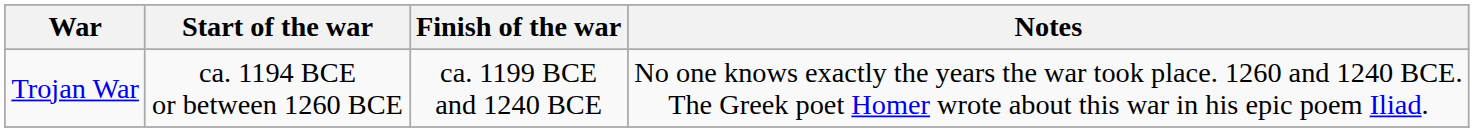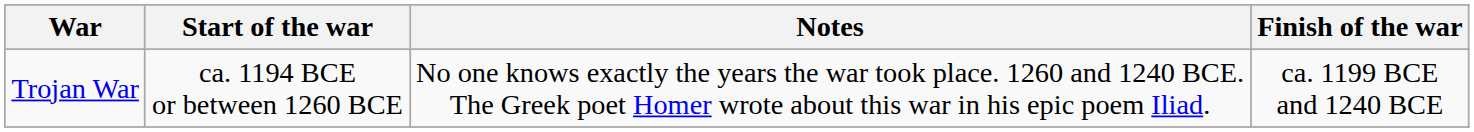columns swapped: (519, 26) <-> (1048, 26)
